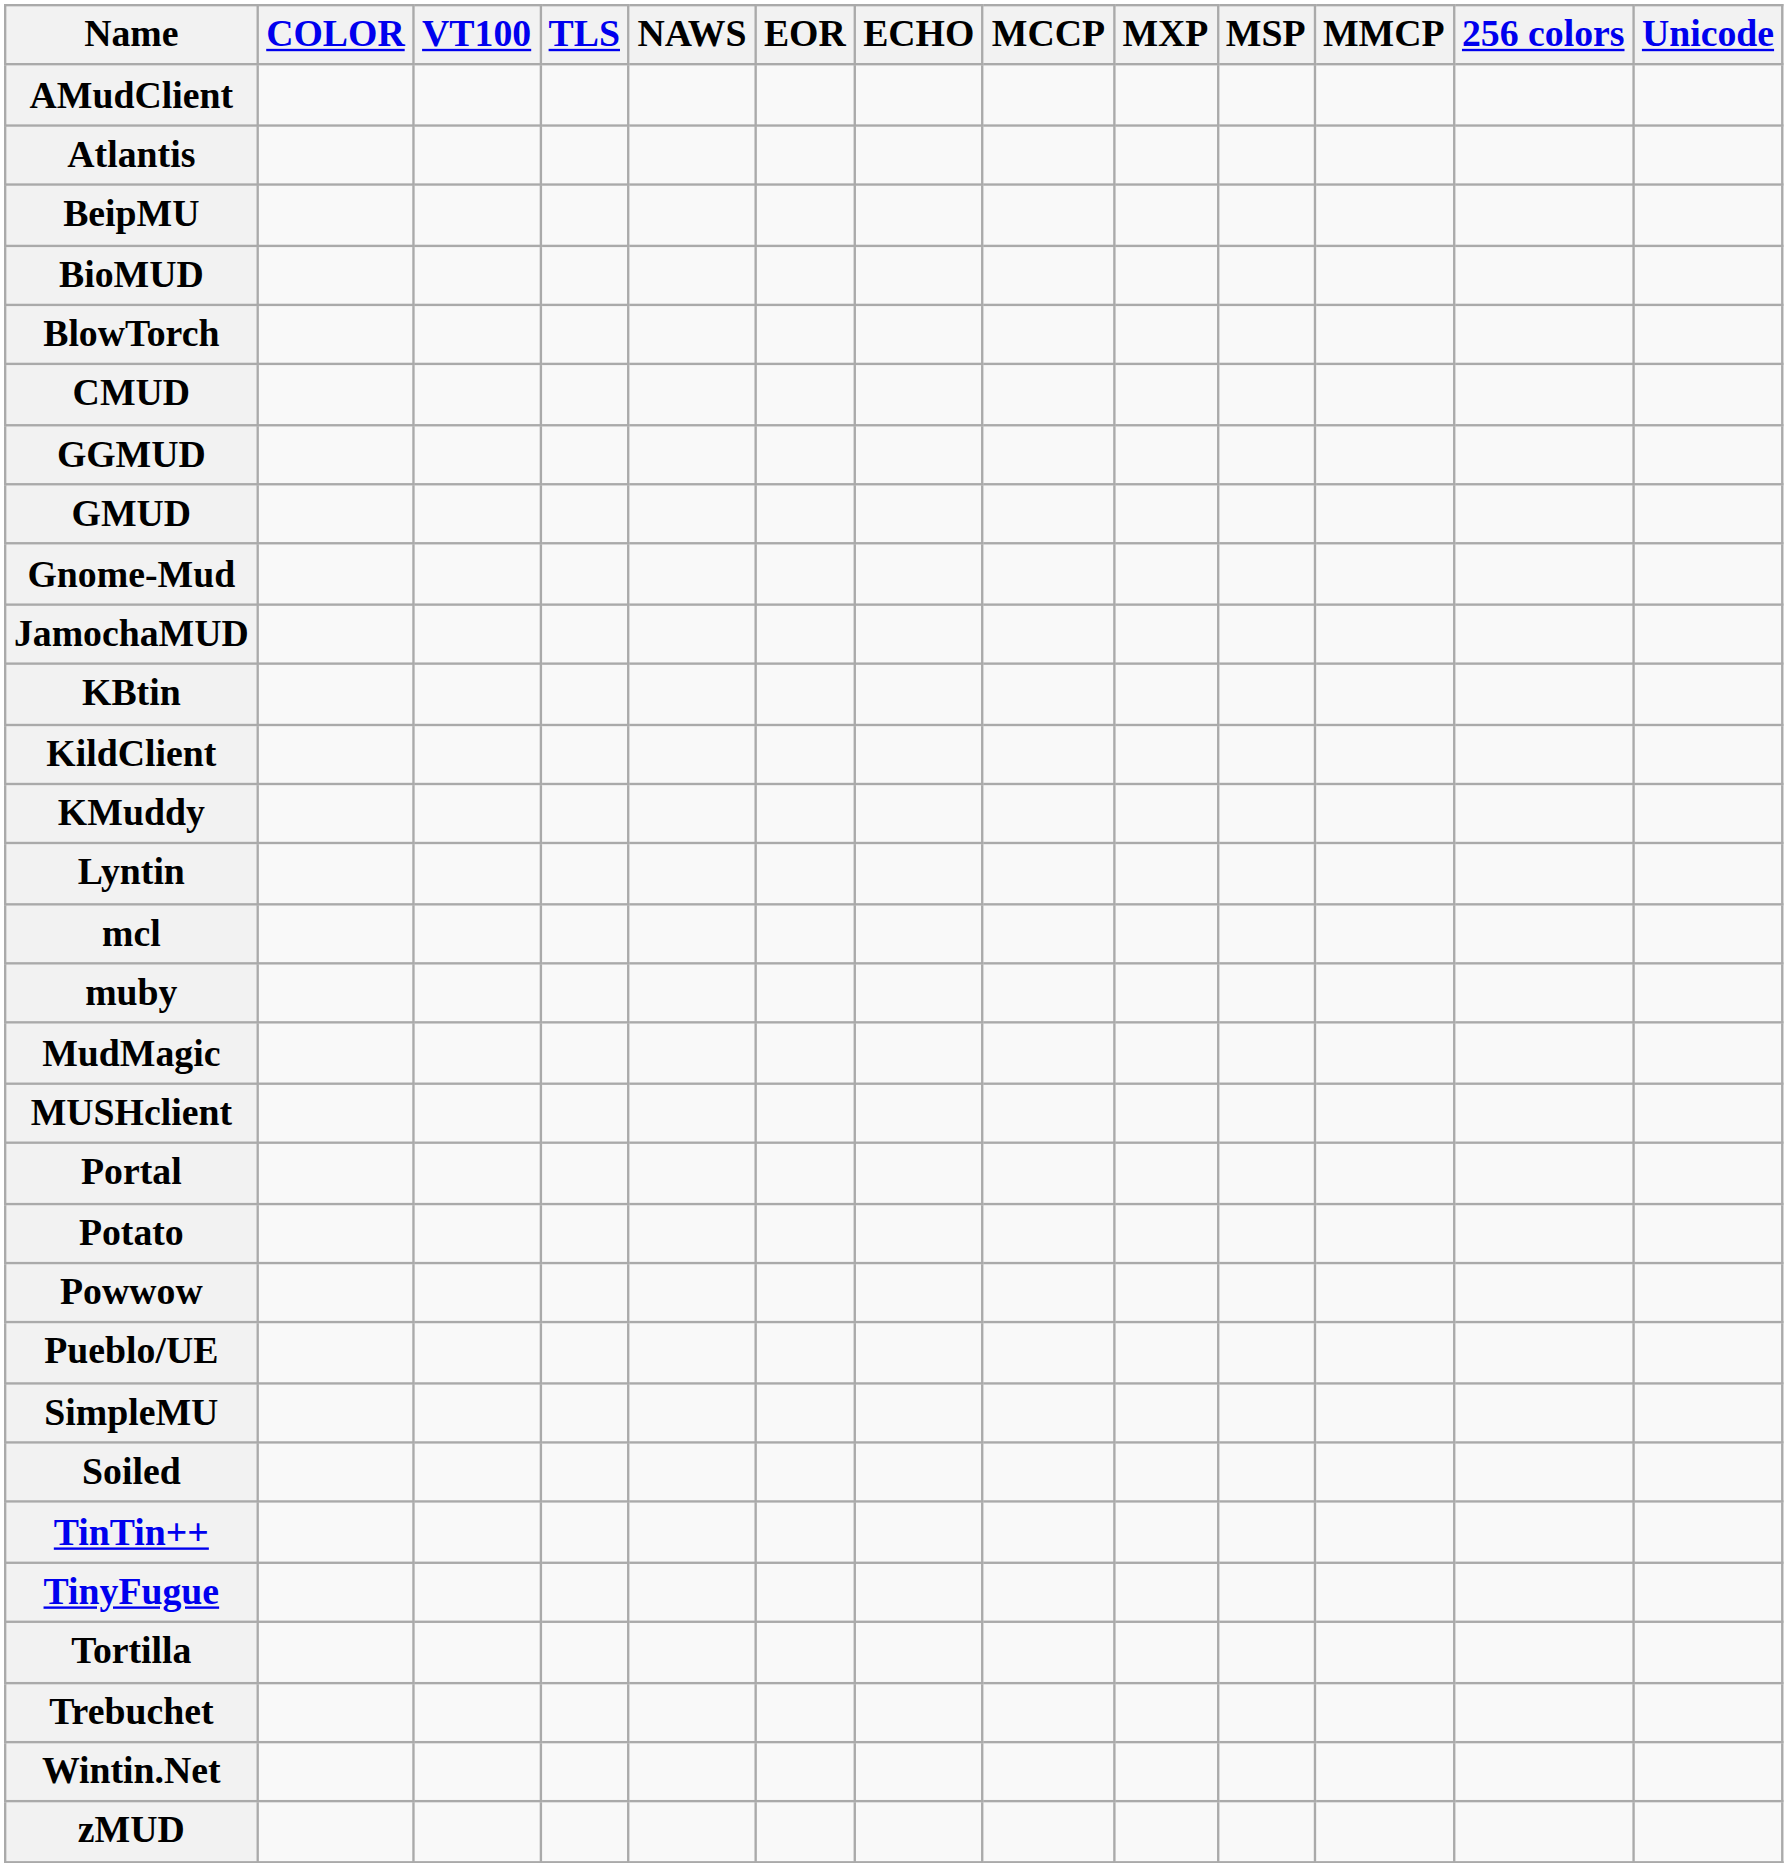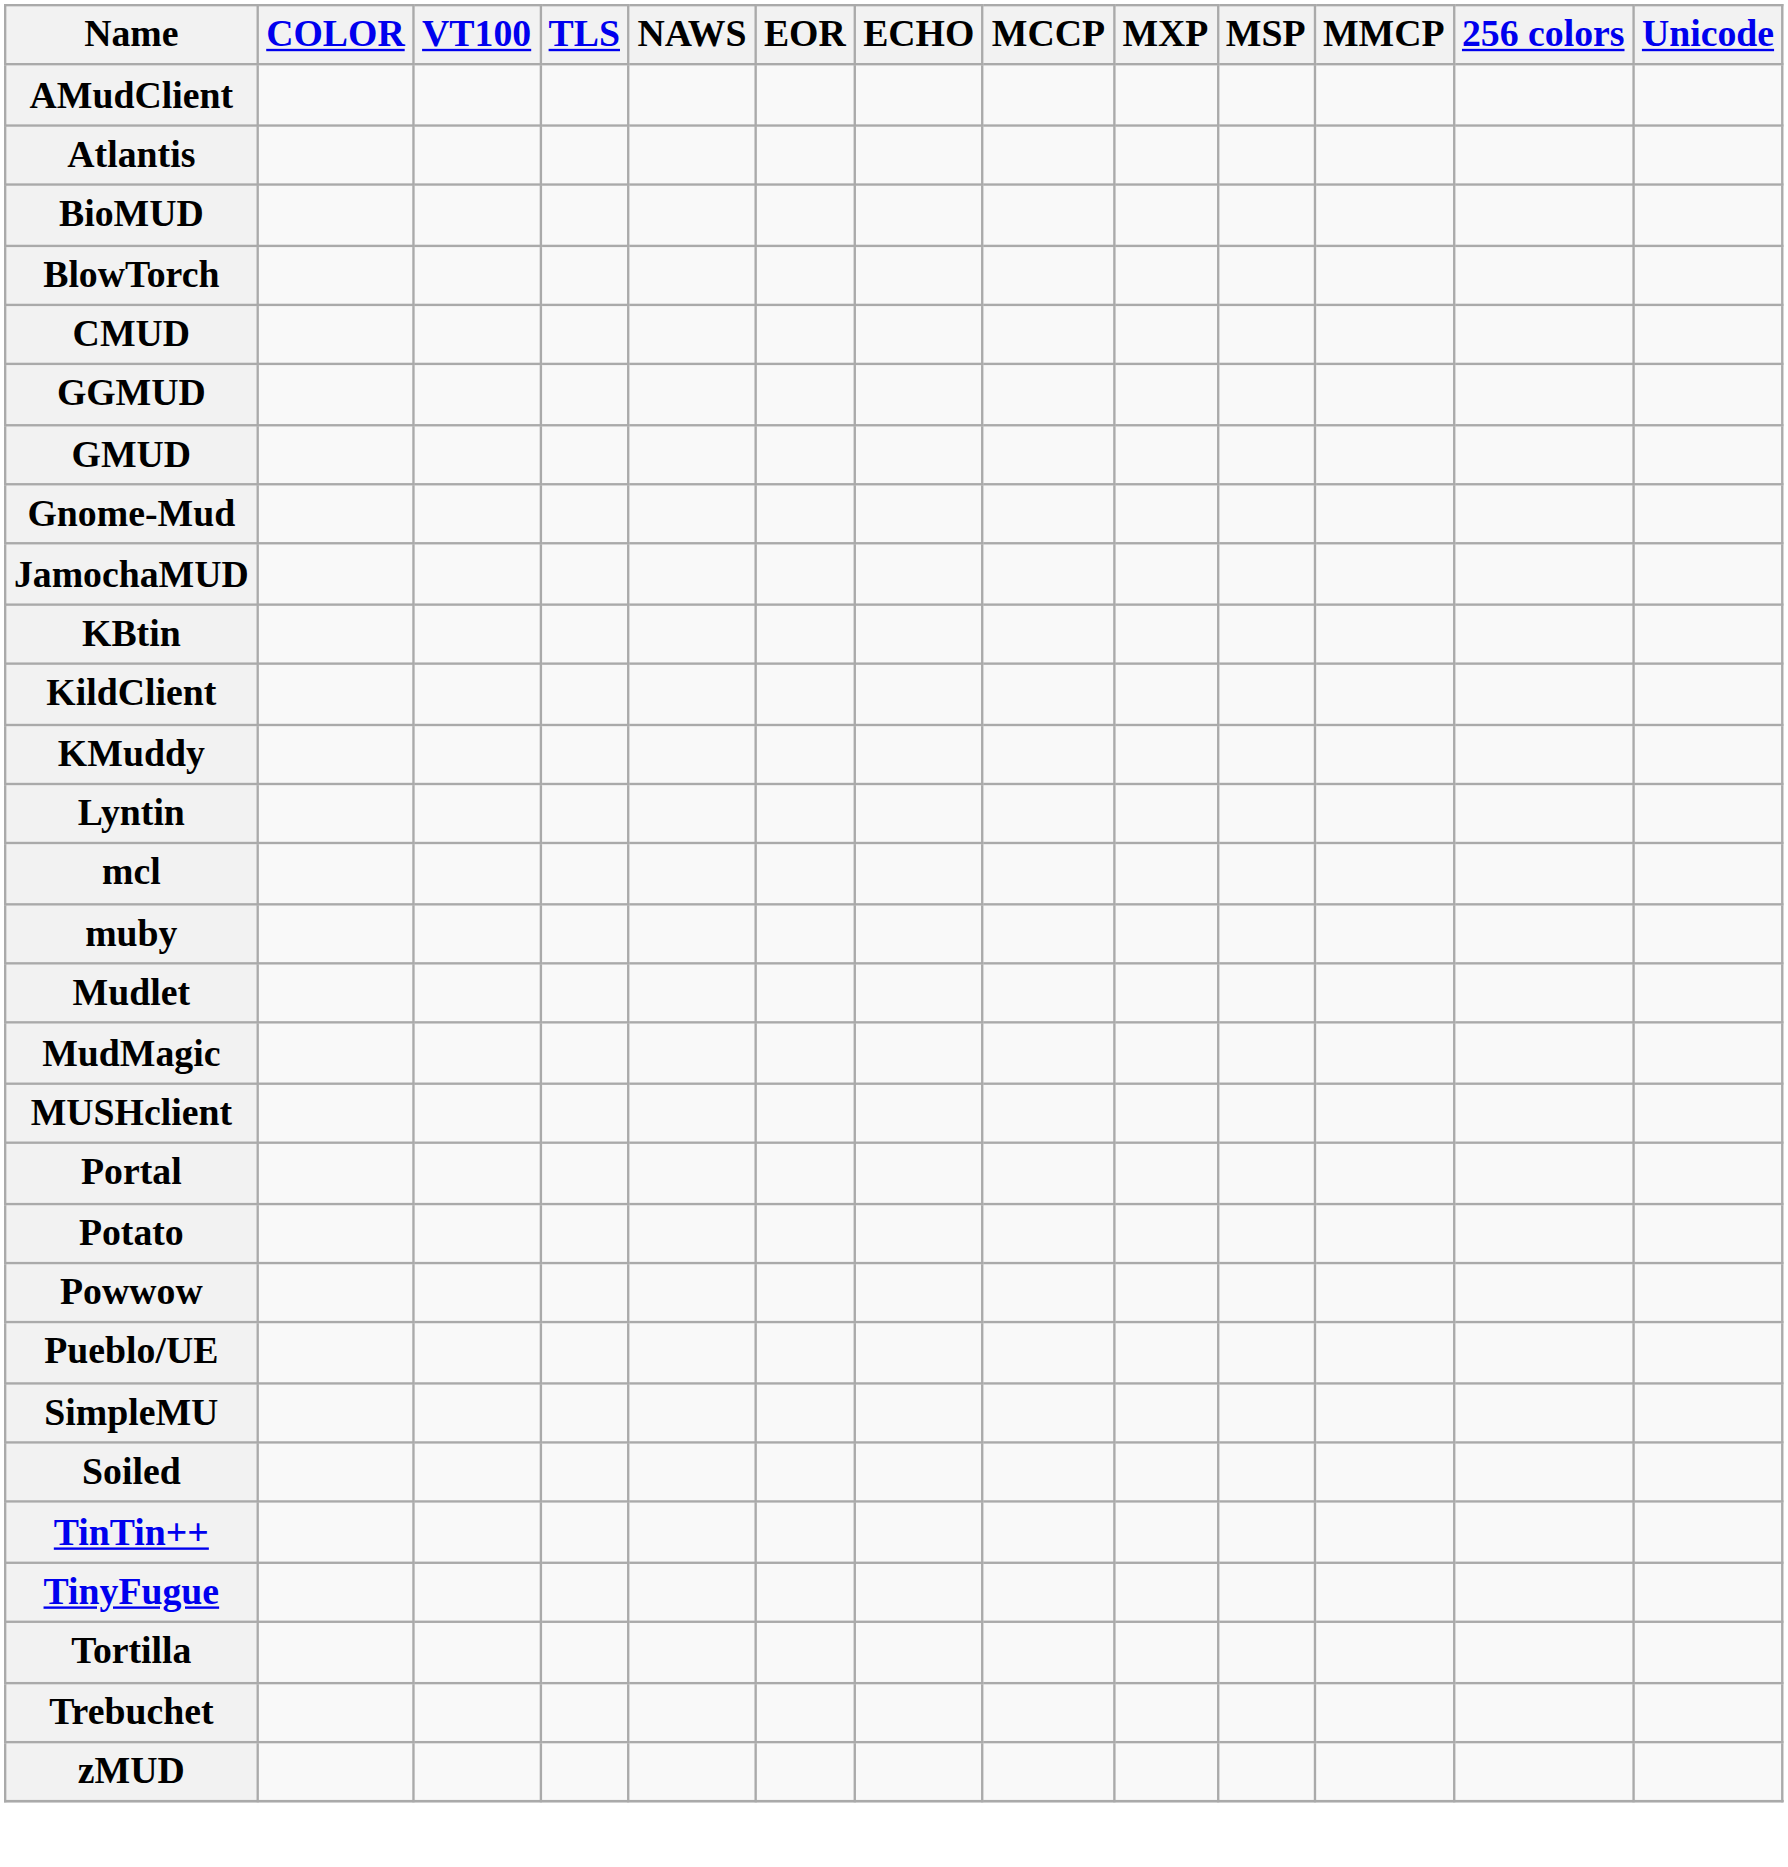- row: (131, 214)
+ row: (131, 992)
- row: (131, 1771)
